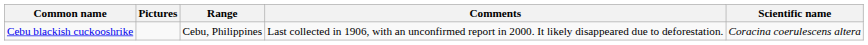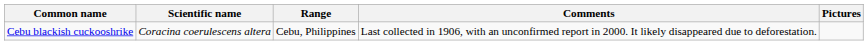columns swapped: (795, 13) <-> (158, 13)
